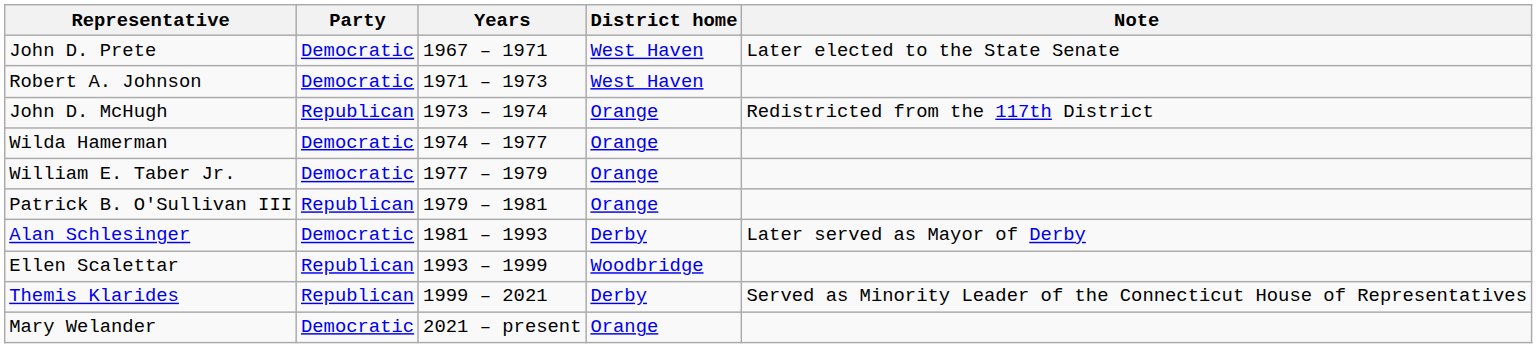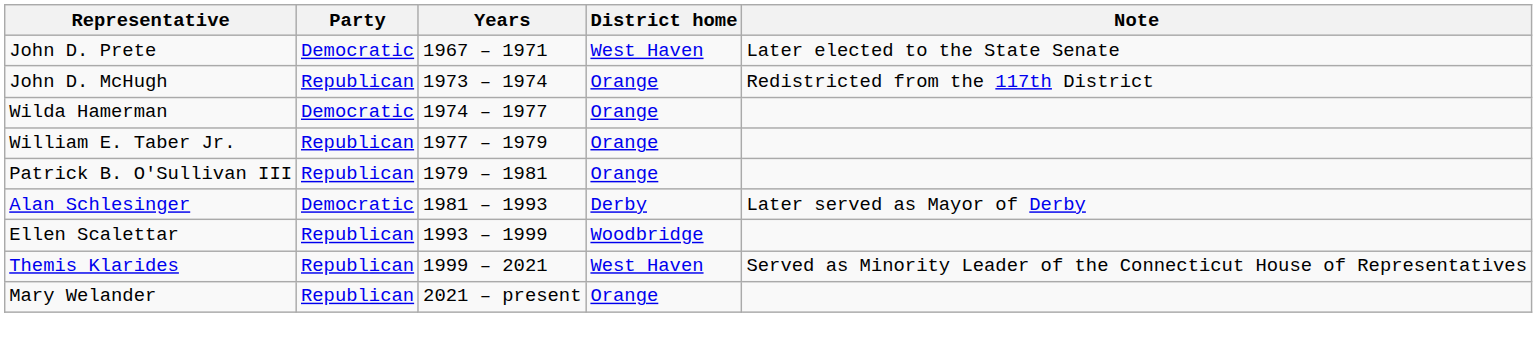- row: (105, 82)
(358, 174) Democratic -> (358, 143) Republican
(619, 297) Derby -> (647, 266) West Haven
(358, 327) Democratic -> (358, 297) Republican
